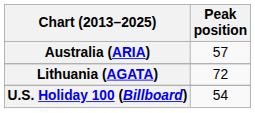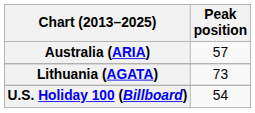(220, 74) 72 -> (220, 74) 73
